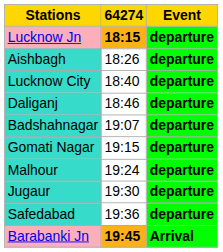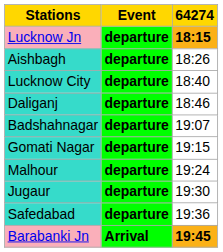columns swapped: (182, 15) <-> (124, 15)
